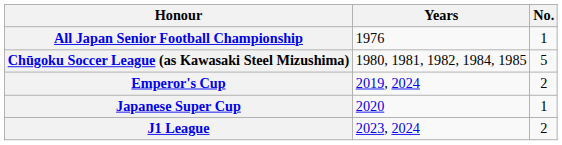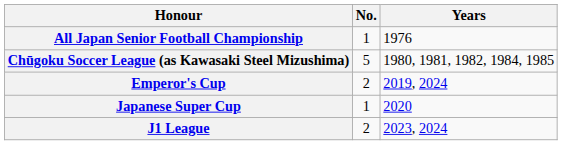columns swapped: (544, 15) <-> (441, 15)
